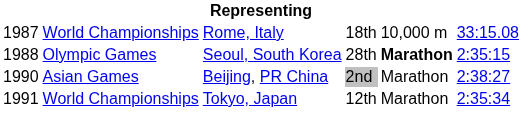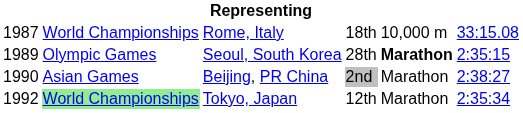(21, 54) 1988 -> (21, 54) 1989
(21, 98) 1991 -> (21, 98) 1992
(121, 98) no background -> (121, 98) lightgreen background
